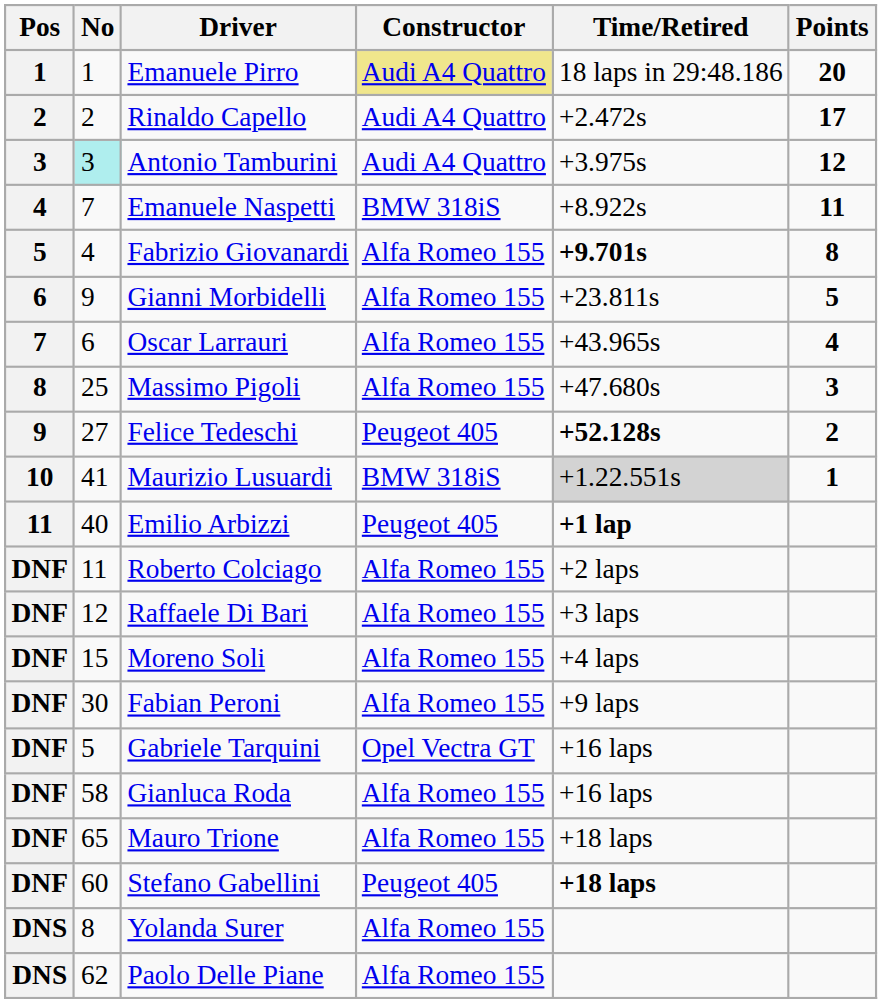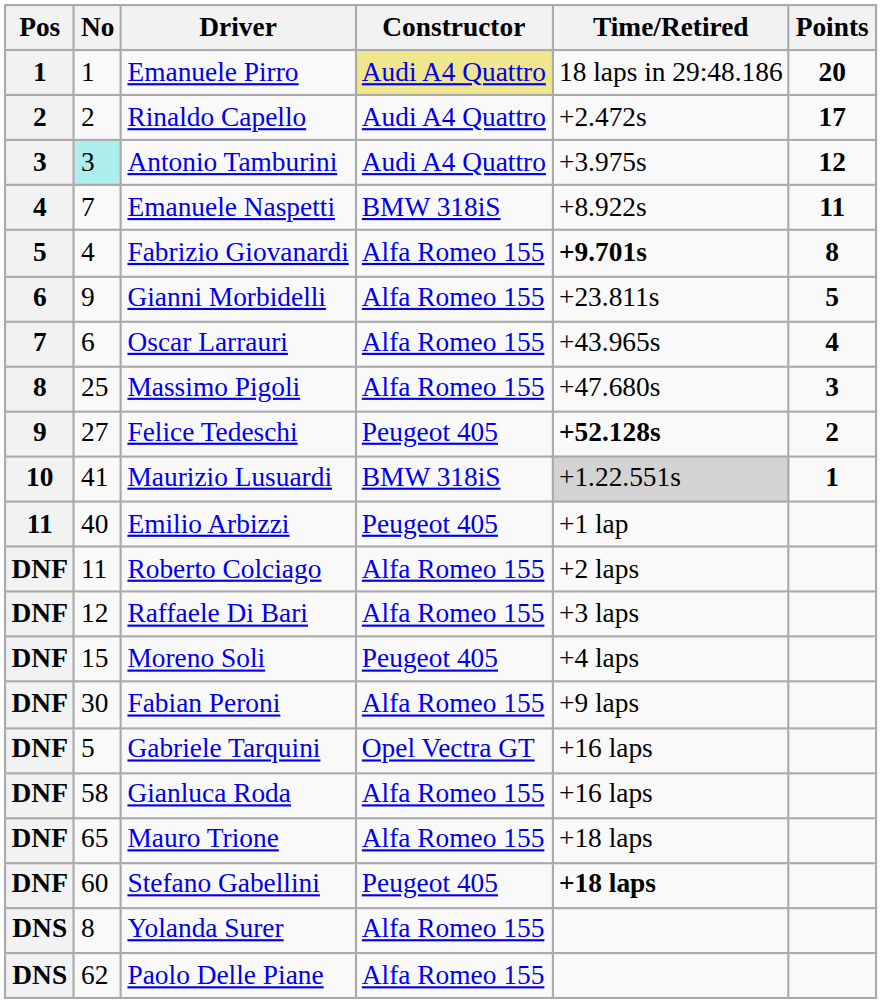(595, 523) bold -> (594, 523) normal
(453, 658) Alfa Romeo 155 -> (430, 658) Peugeot 405
